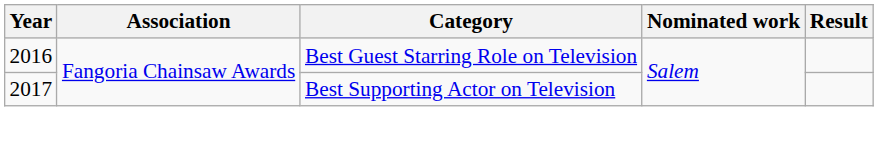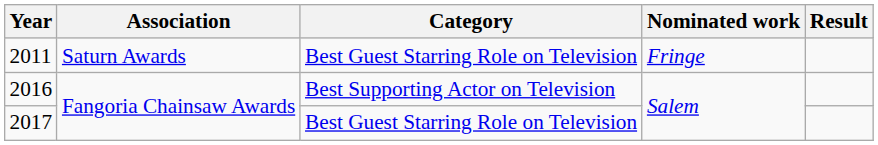+ row: (30, 55)
(471, 55) Best Guest Starring Role on Television -> (460, 88) Best Supporting Actor on Television
(460, 88) Best Supporting Actor on Television -> (471, 122) Best Guest Starring Role on Television
